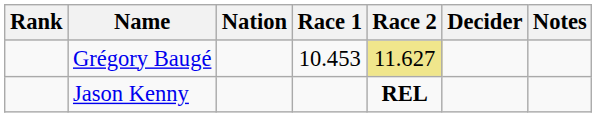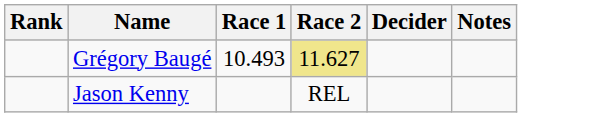- column: (254, 22)
(330, 58) 10.453 -> (254, 58) 10.493
(405, 93) bold -> (329, 93) normal
